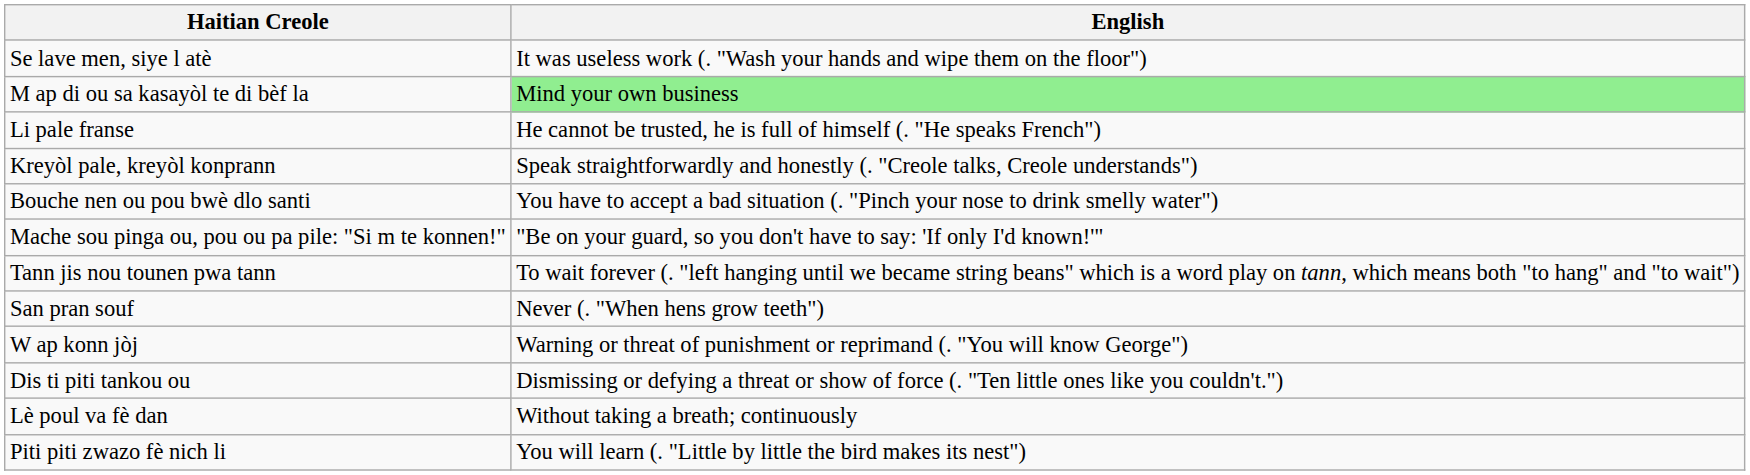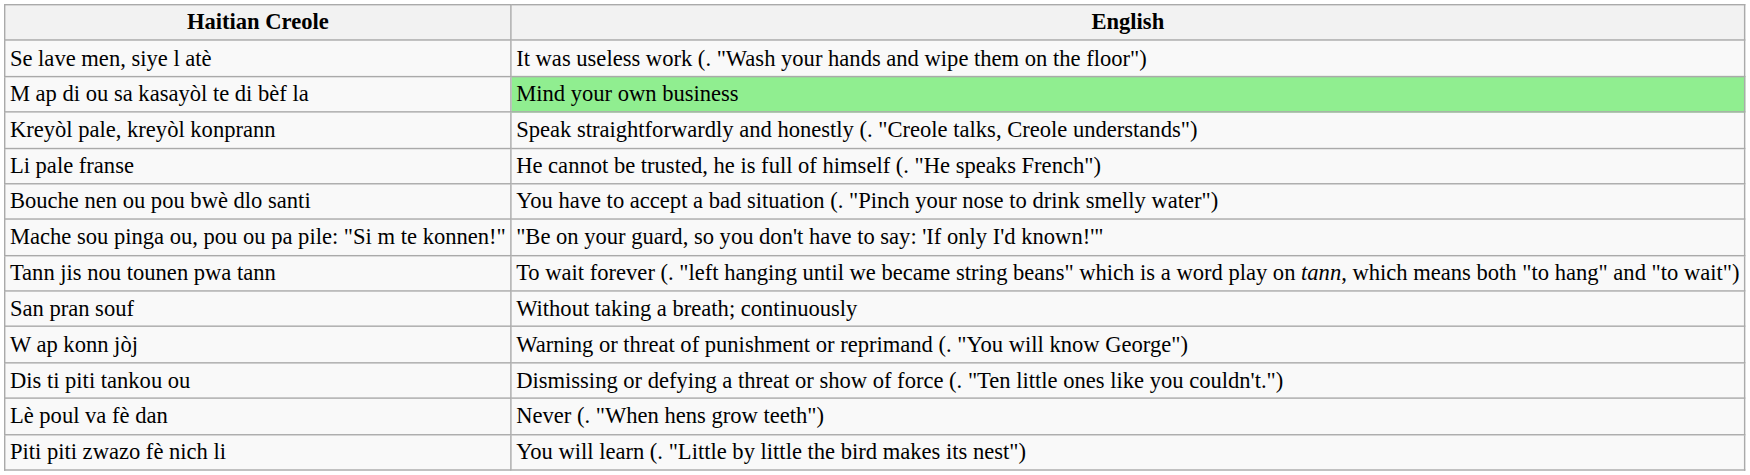rows swapped: (72, 129) <-> (143, 165)
(670, 308) Never (. "When hens grow teeth") -> (687, 308) Without taking a breath; continuously
(687, 415) Without taking a breath; continuously -> (670, 415) Never (. "When hens grow teeth")
